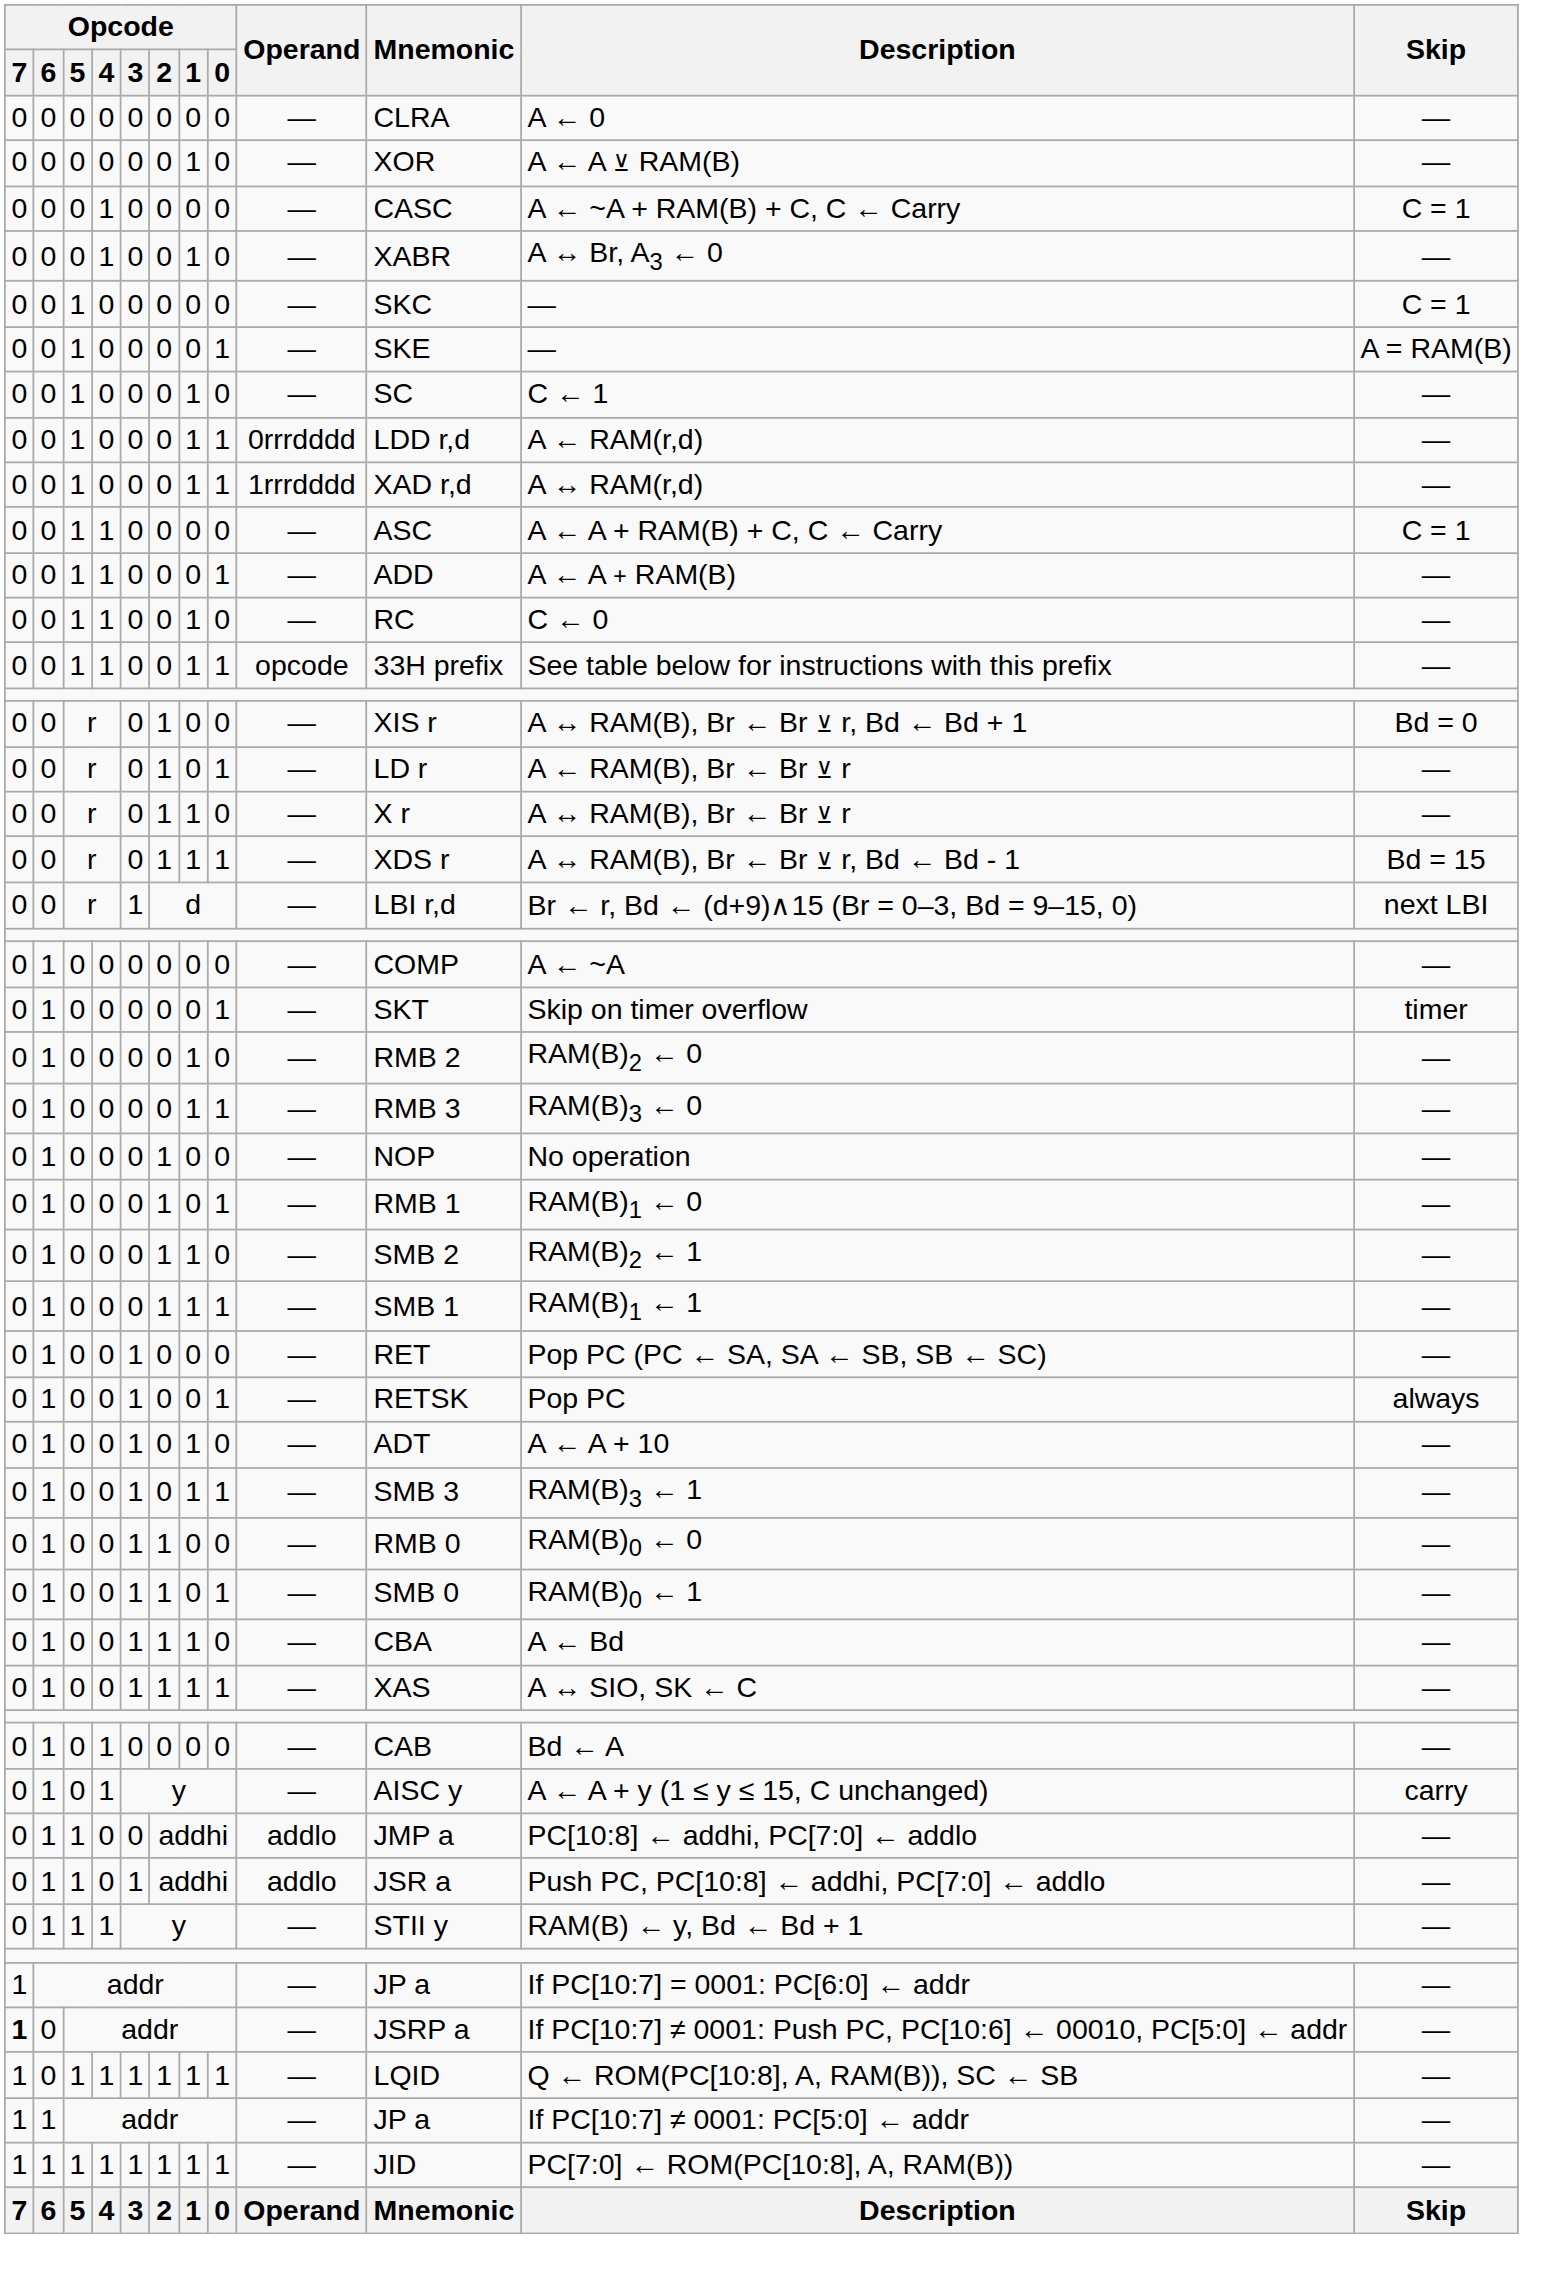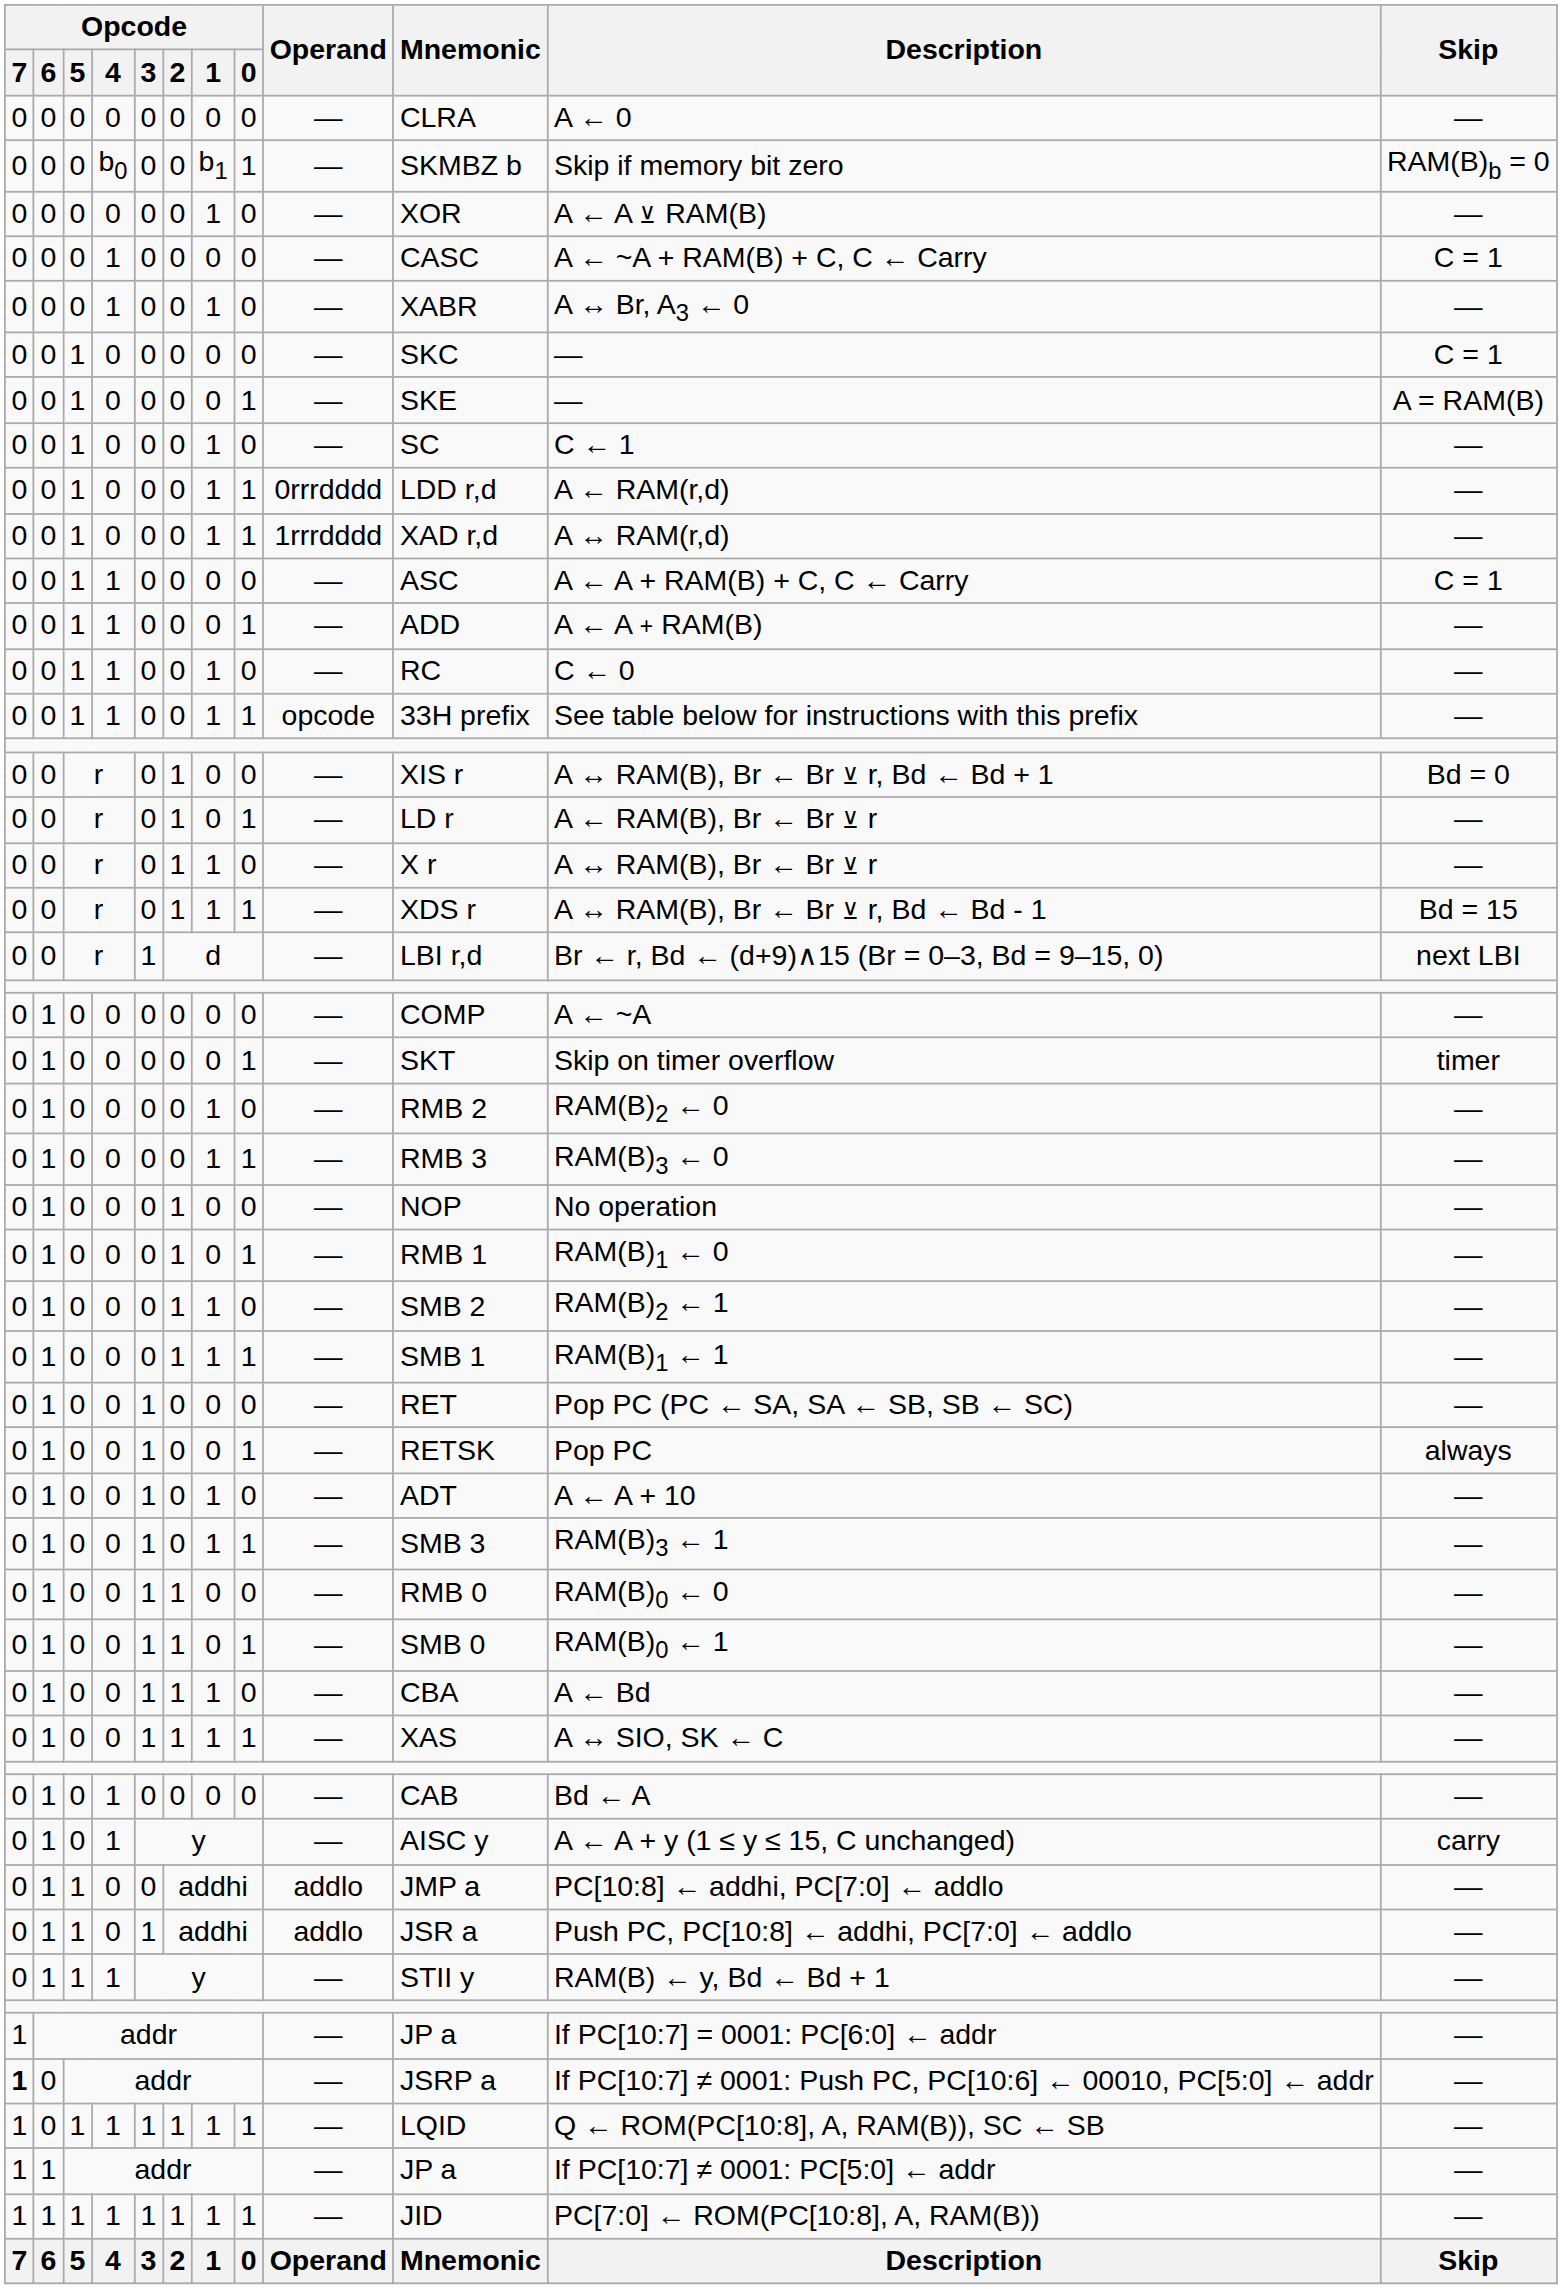+ row: (48, 165)
